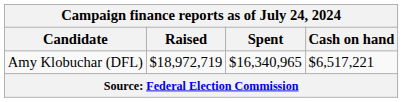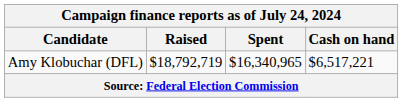(186, 62) $18,972,719 -> (186, 62) $18,792,719
